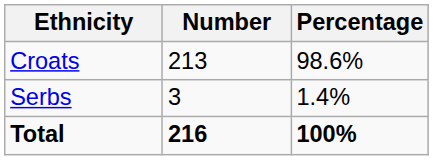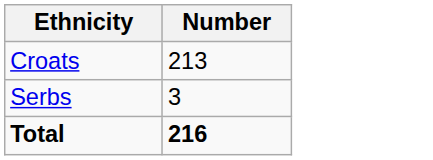- column: (360, 23)
